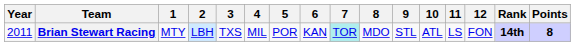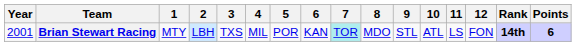(20, 32) 2011 -> (20, 32) 2001
(550, 32) 8 -> (551, 32) 6
